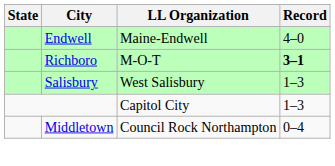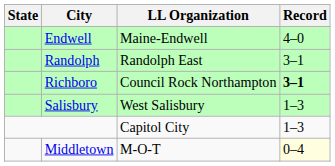+ row: (72, 60)
(140, 60) M-O-T -> (198, 82) Council Rock Northampton
(198, 127) Council Rock Northampton -> (140, 149) M-O-T
(293, 127) no background -> (293, 149) lightyellow background
